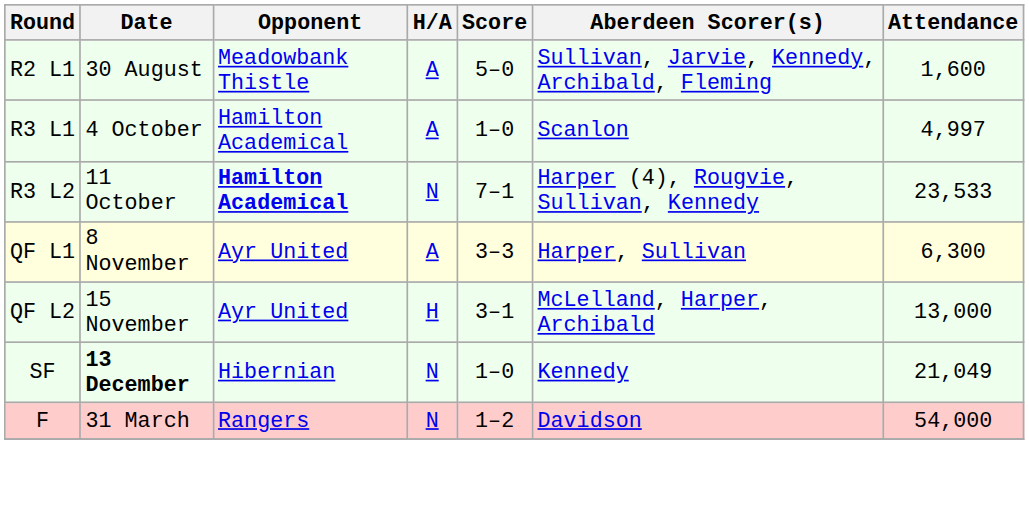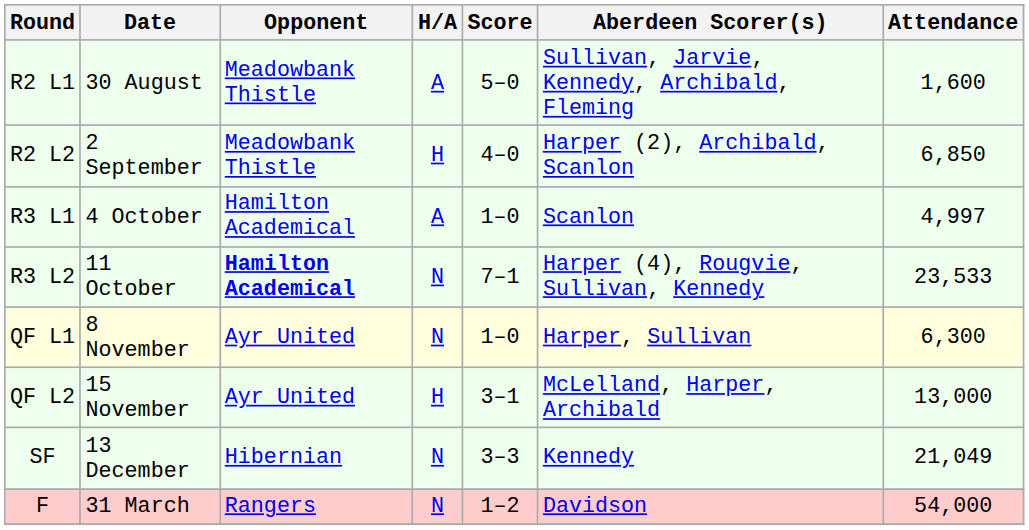+ row: (43, 156)
(432, 252) A -> (438, 337) N
(495, 252) 3–3 -> (500, 337) 1–0
(138, 373) bold -> (138, 458) normal
(495, 373) 1–0 -> (500, 458) 3–3
